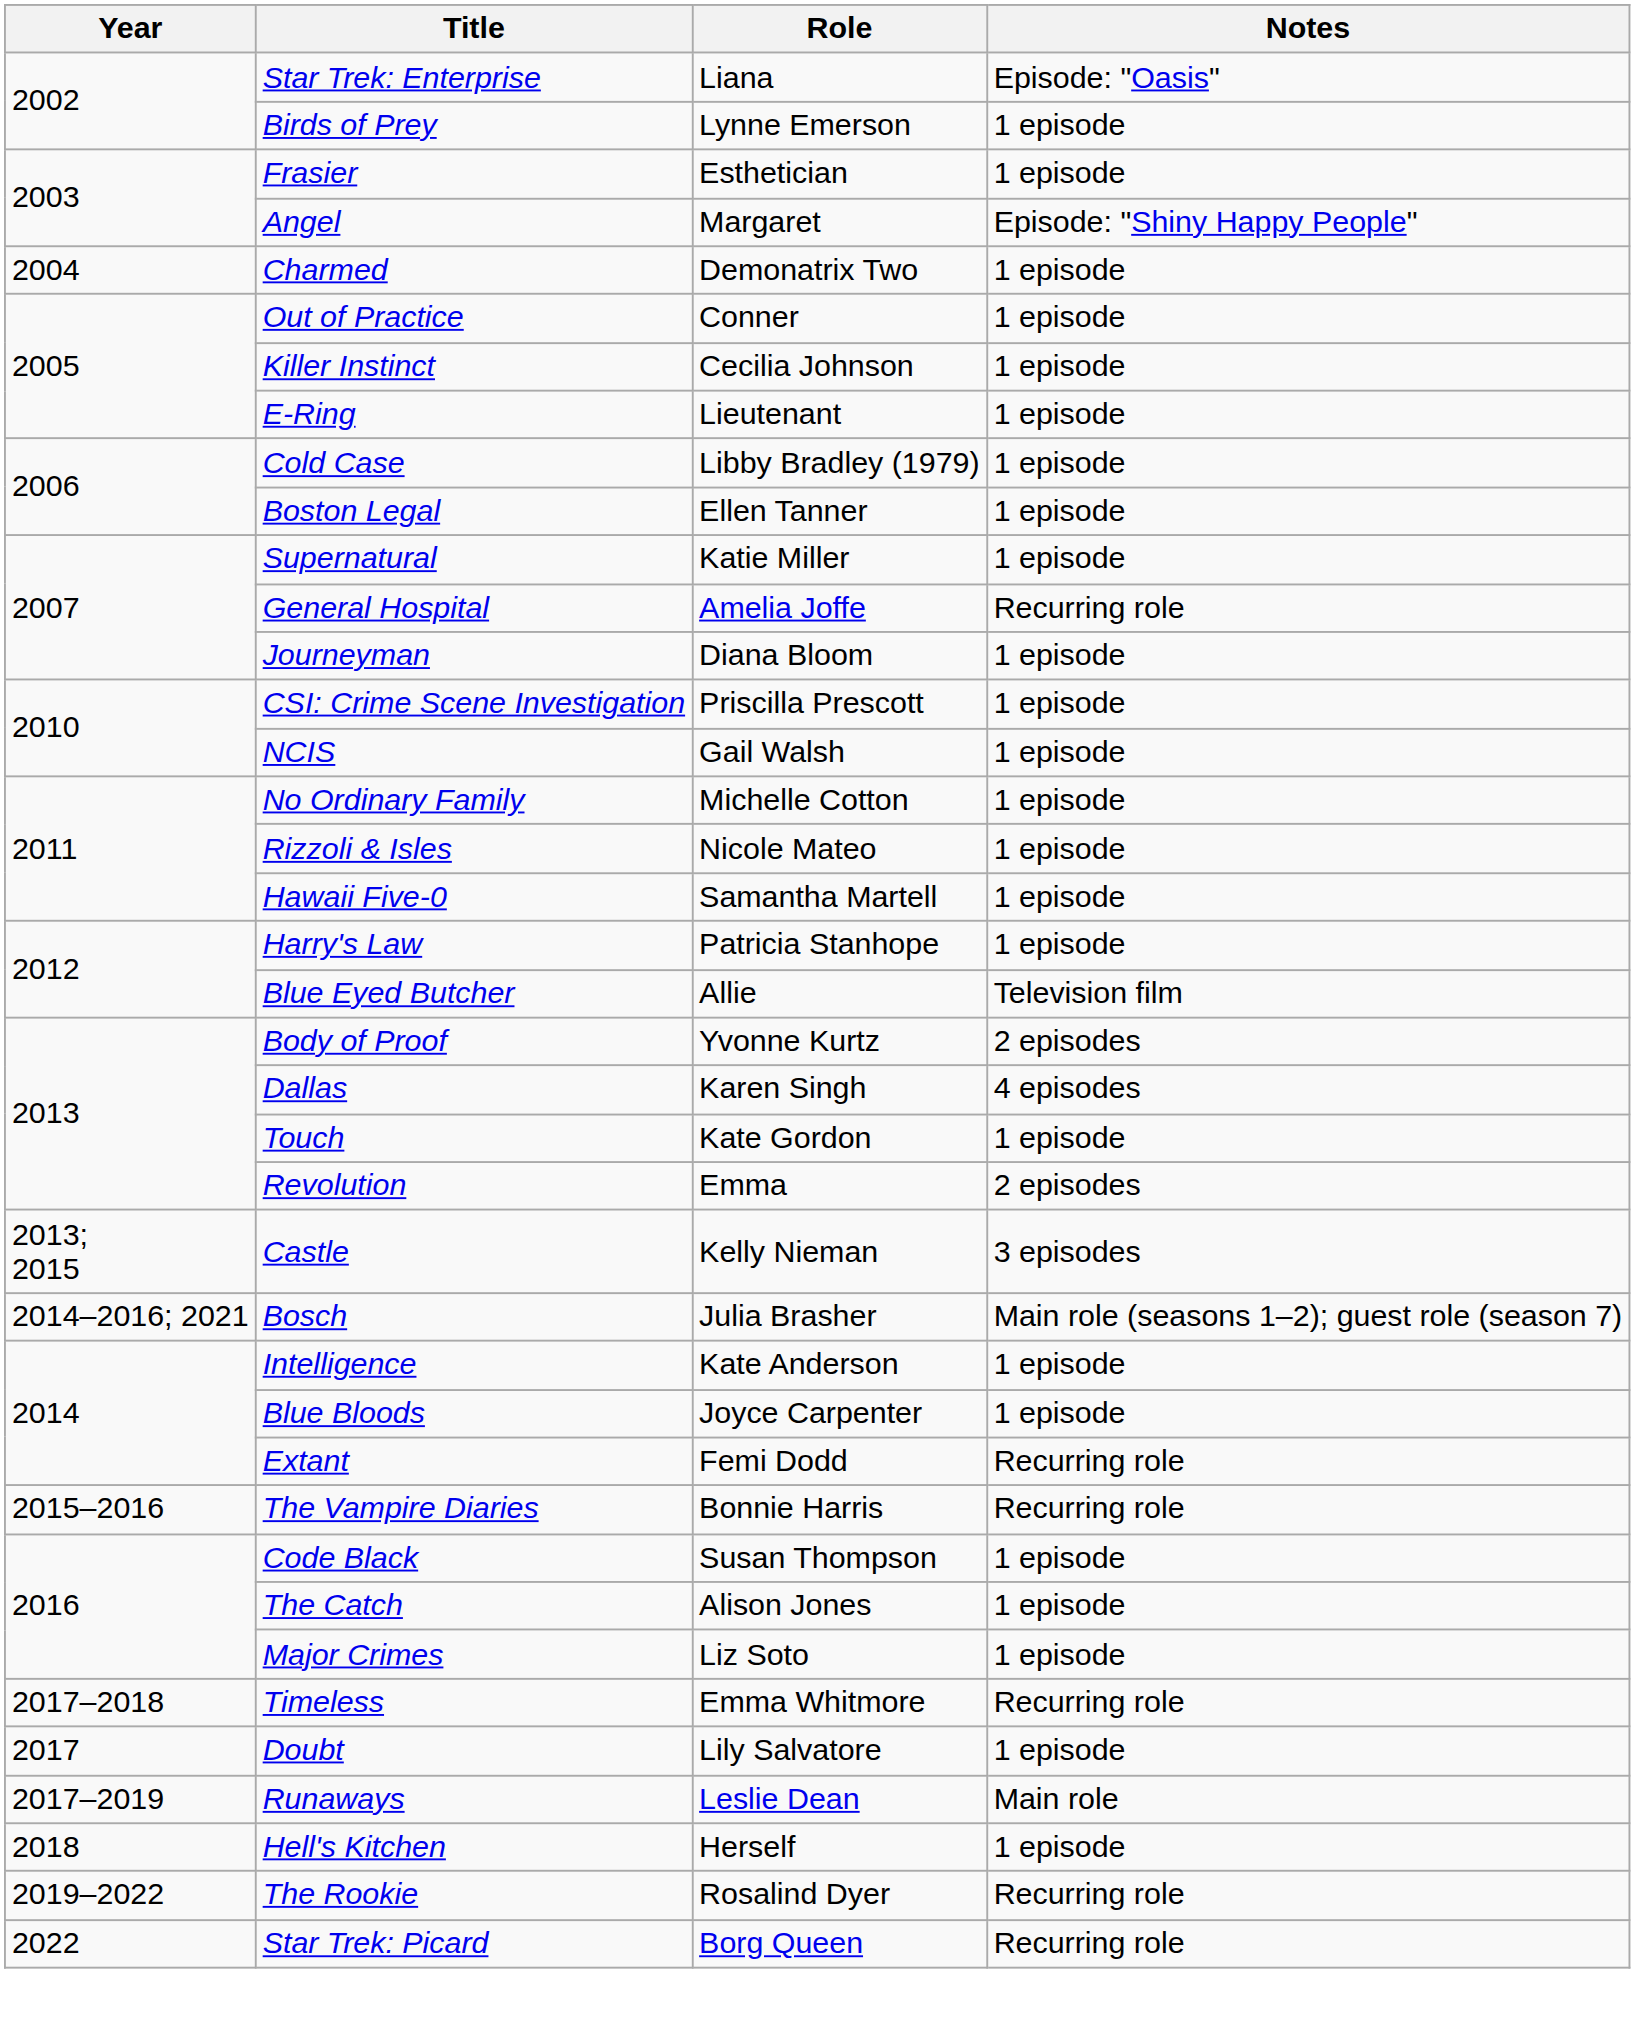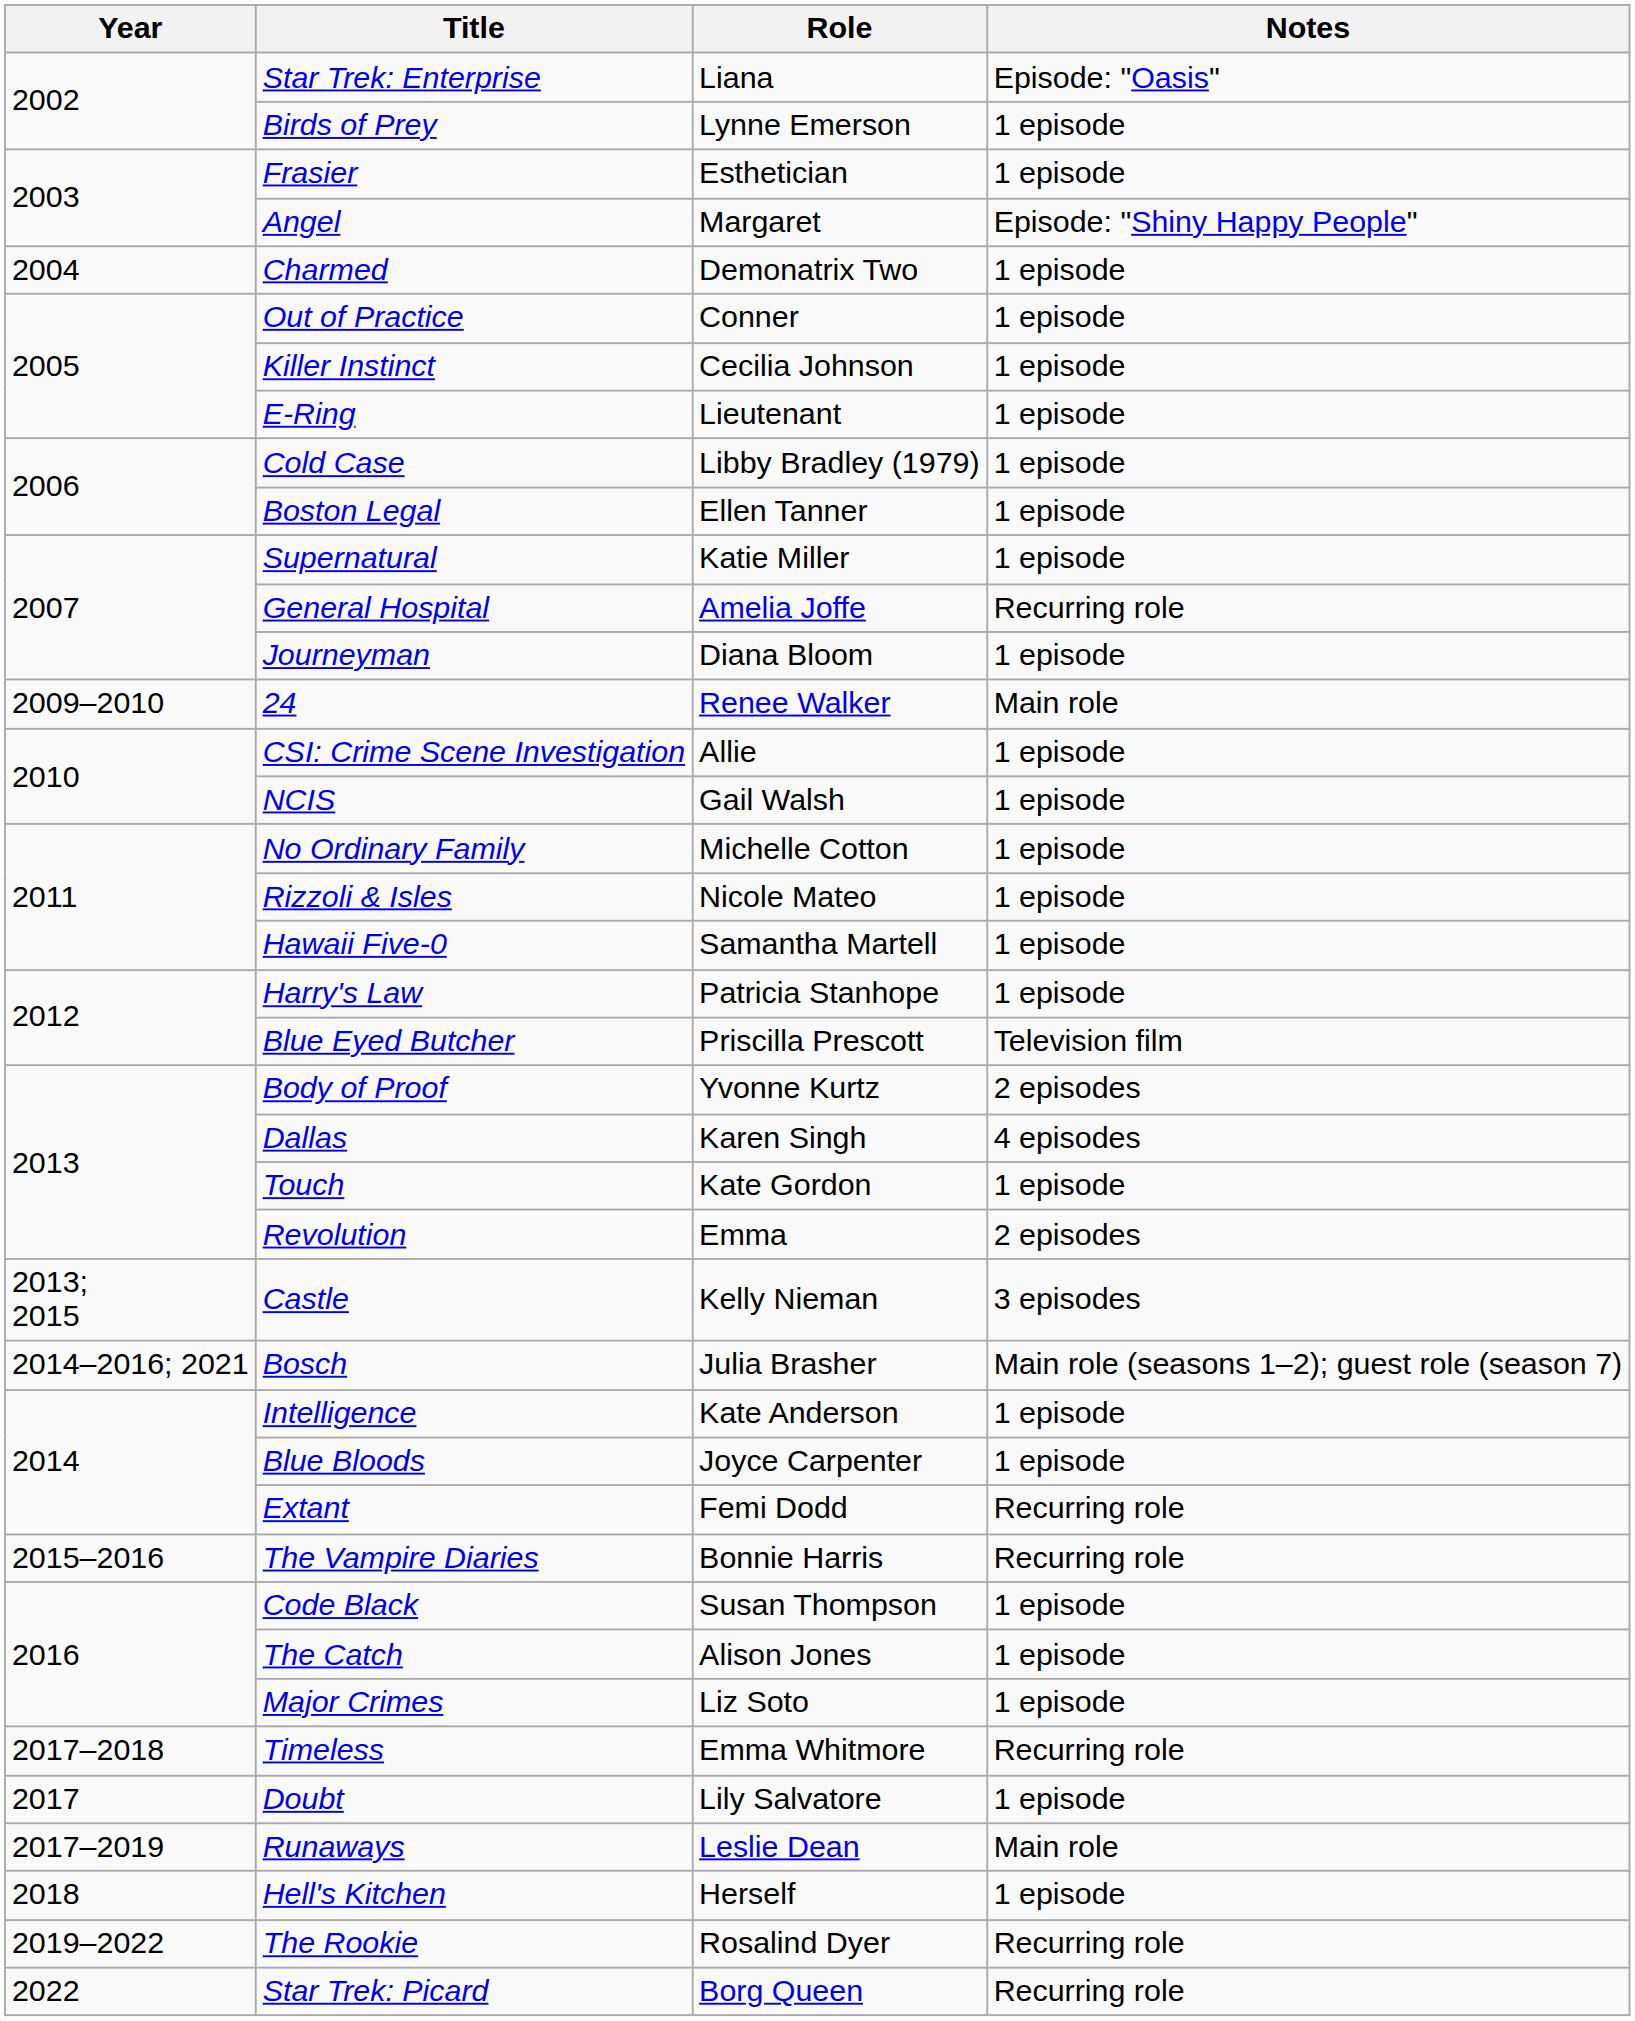+ row: (280, 703)
(811, 703) Priscilla Prescott -> (728, 751) Allie
(728, 992) Allie -> (811, 1041) Priscilla Prescott
